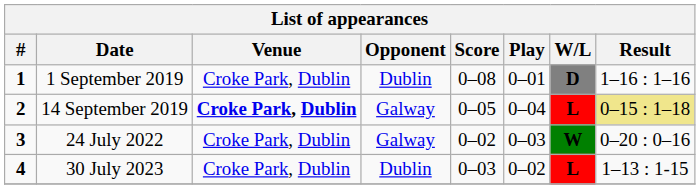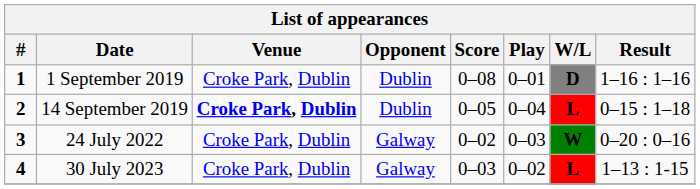(405, 109) Galway -> (405, 109) Dublin
(645, 109) khaki background -> (645, 109) no background
(405, 169) Dublin -> (405, 169) Galway
